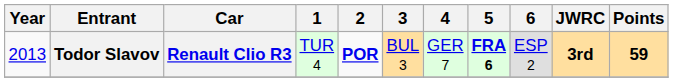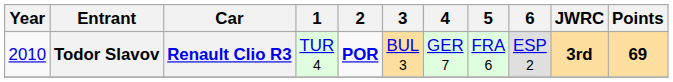(27, 54) 2013 -> (27, 54) 2010
(489, 54) bold -> (488, 54) normal
(639, 54) 59 -> (638, 54) 69
